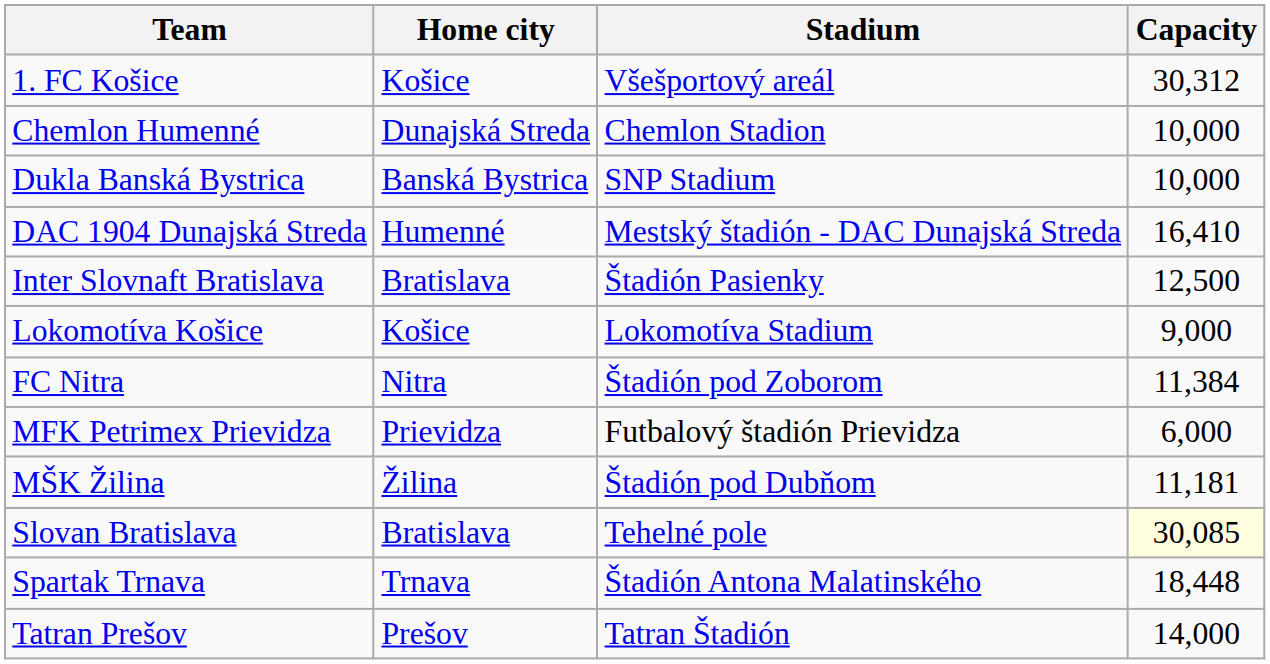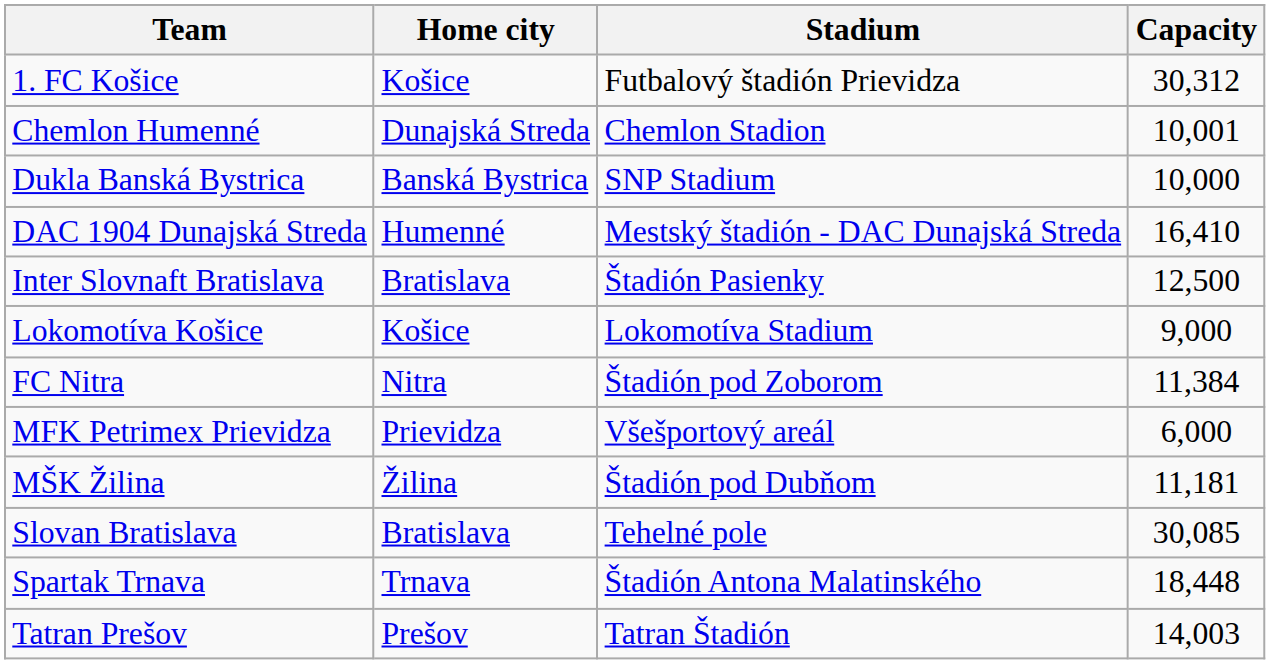(719, 79) Všešportový areál -> (782, 79) Futbalový štadión Prievidza
(1196, 130) 10,000 -> (1196, 130) 10,001
(782, 431) Futbalový štadión Prievidza -> (719, 431) Všešportový areál
(1196, 532) lightyellow background -> (1196, 532) no background
(1196, 632) 14,000 -> (1196, 632) 14,003
